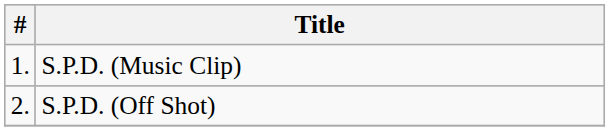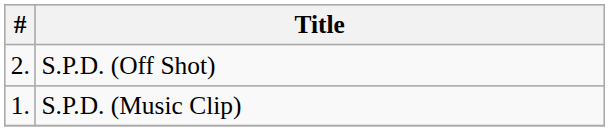rows swapped: (141, 65) <-> (129, 105)
